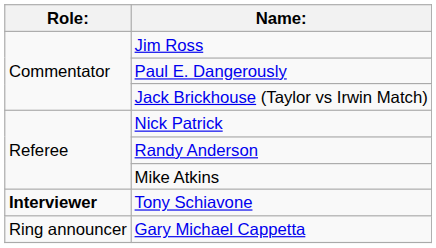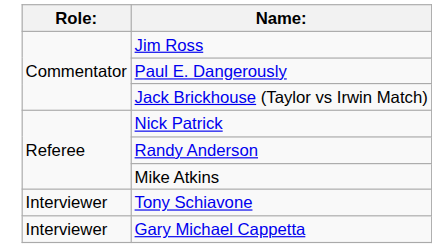(53, 203) bold -> (66, 203) normal
(68, 229) Ring announcer -> (66, 229) Interviewer
